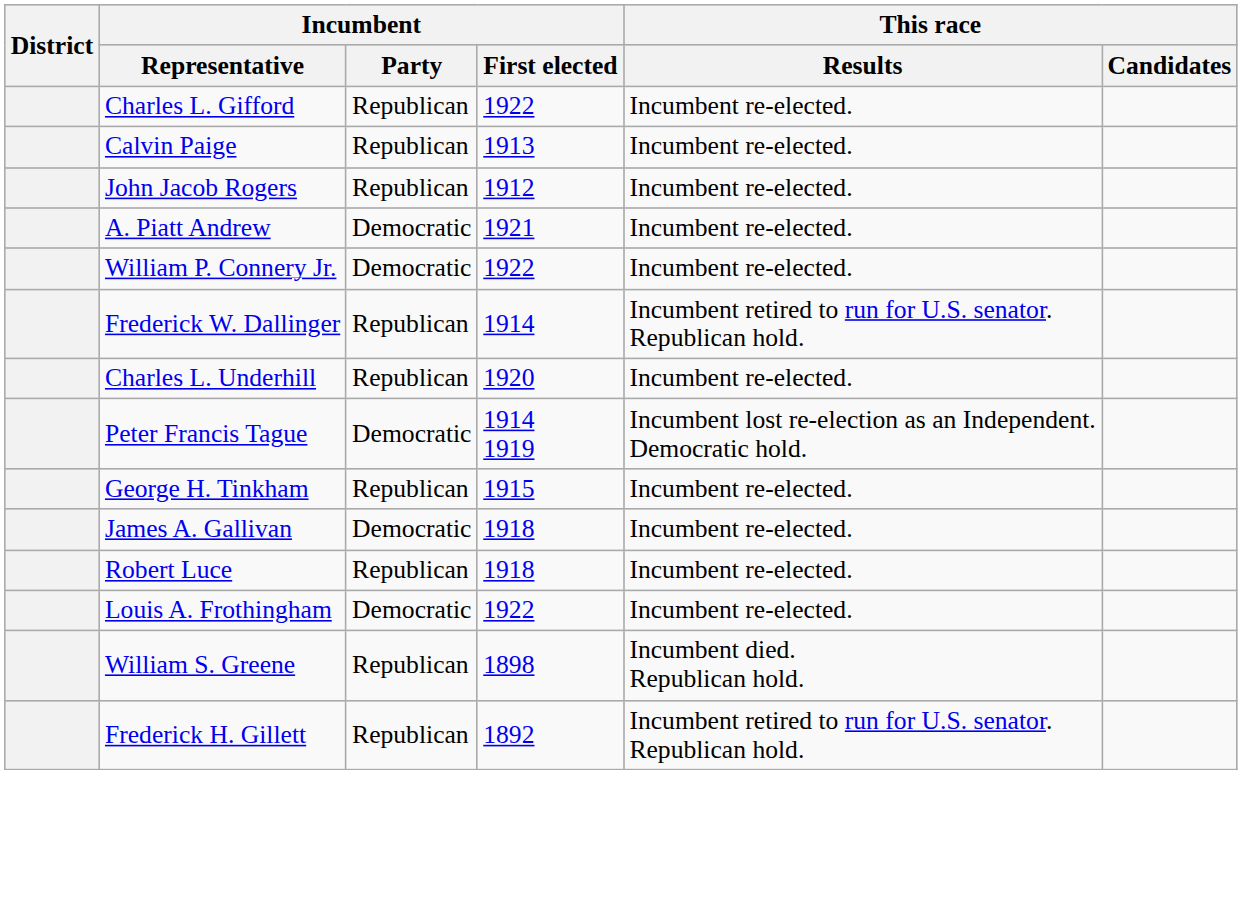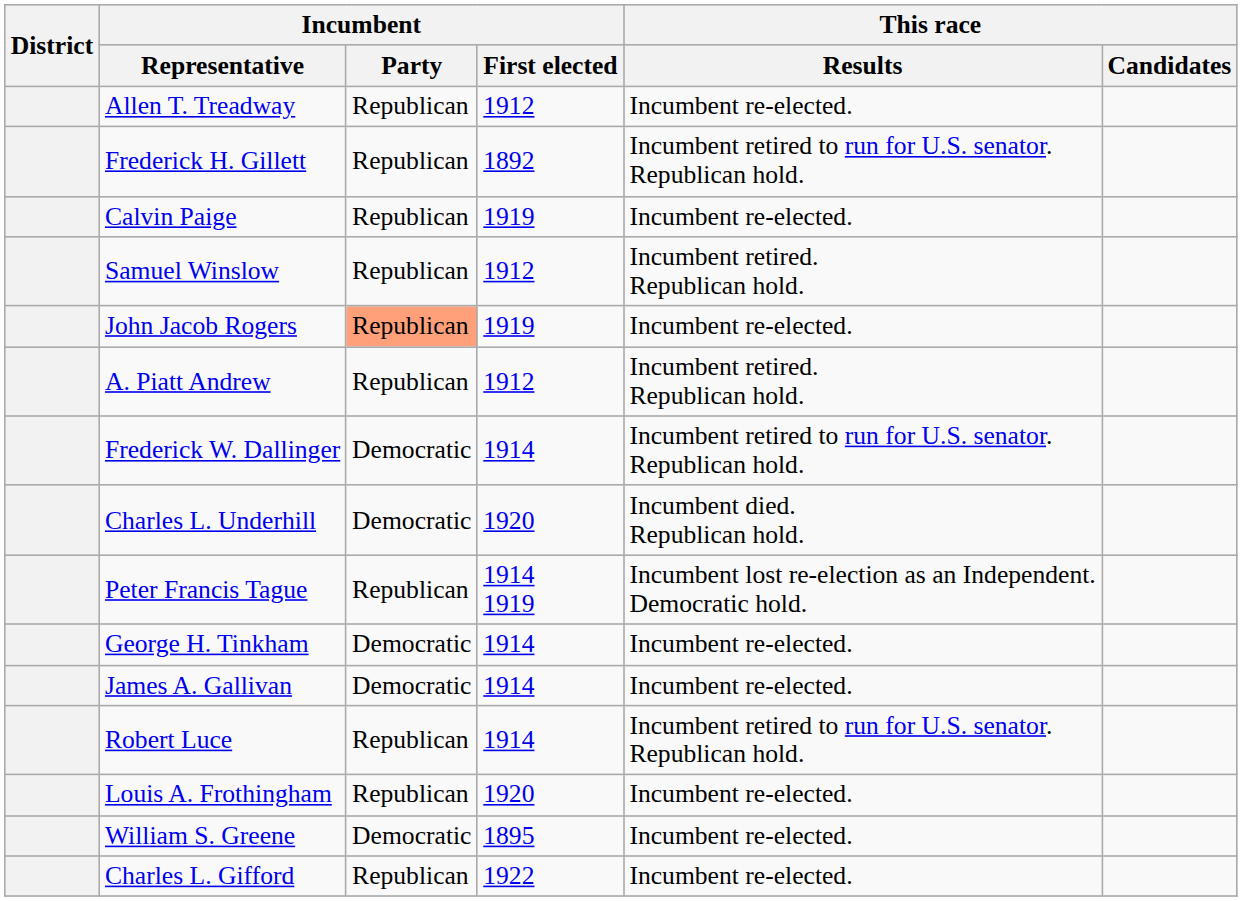+ row: (200, 106)
rows swapped: (206, 734) <-> (200, 106)
(509, 146) 1913 -> (509, 216) 1919
+ row: (192, 270)
(410, 187) no background -> (410, 326) lightsalmon background
(509, 187) 1912 -> (509, 326) 1919
(412, 227) Democratic -> (410, 380) Republican
(509, 227) 1921 -> (509, 380) 1912
(741, 227) Incumbent re-elected. -> (724, 380) Incumbent retired. Republican hold.
- row: (221, 268)
(410, 323) Republican -> (412, 450) Democratic
(410, 378) Republican -> (412, 519) Democratic
(741, 378) Incumbent re-elected. -> (717, 519) Incumbent died. Republican hold.
(412, 433) Democratic -> (410, 589) Republican
(410, 488) Republican -> (412, 644) Democratic
(509, 488) 1915 -> (509, 644) 1914
(509, 529) 1918 -> (509, 684) 1914
(509, 569) 1918 -> (509, 739) 1914
(741, 569) Incumbent re-elected. -> (841, 739) Incumbent retired to run for U.S. senator. Republican hold.
(412, 610) Democratic -> (410, 794) Republican
(509, 610) 1922 -> (509, 794) 1920
(410, 665) Republican -> (412, 835) Democratic
(509, 665) 1898 -> (509, 835) 1895
(717, 665) Incumbent died. Republican hold. -> (741, 835) Incumbent re-elected.
